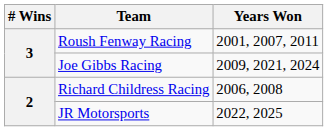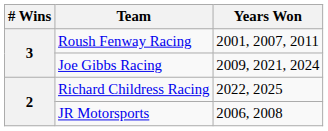(249, 89) 2006, 2008 -> (249, 89) 2022, 2025
(249, 114) 2022, 2025 -> (249, 114) 2006, 2008
